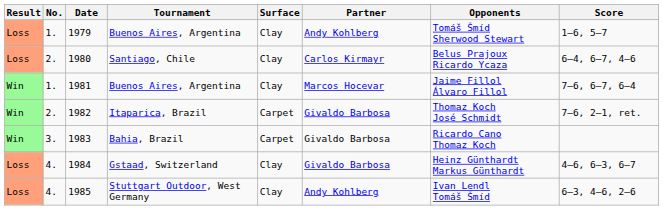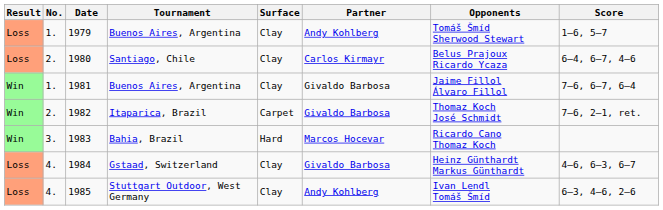(344, 86) Marcos Hocevar -> (347, 86) Givaldo Barbosa
(277, 139) Carpet -> (271, 139) Hard
(347, 139) Givaldo Barbosa -> (344, 139) Marcos Hocevar
